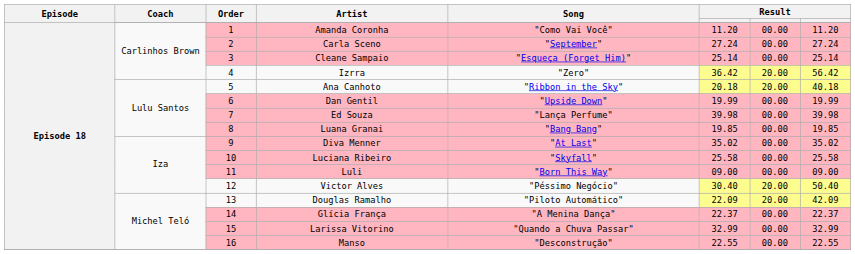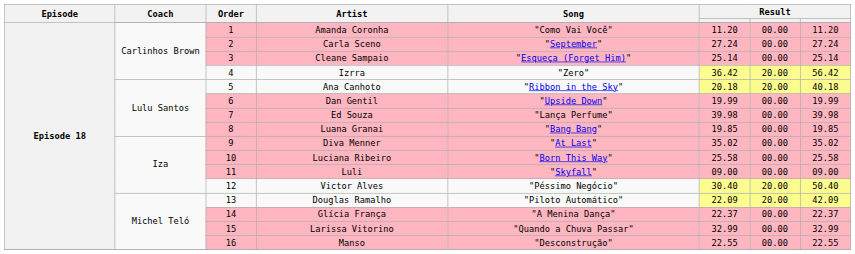(574, 158) "Skyfall" -> (574, 158) "Born This Way"
(574, 172) "Born This Way" -> (574, 172) "Skyfall"
